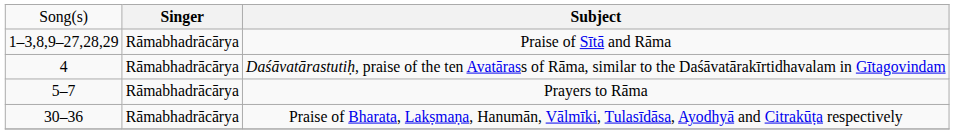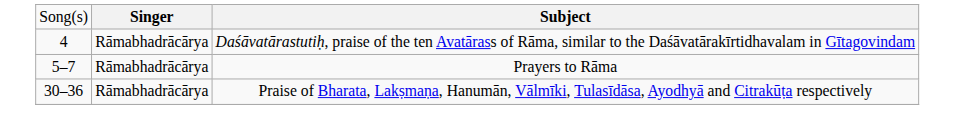- row: (596, 41)
